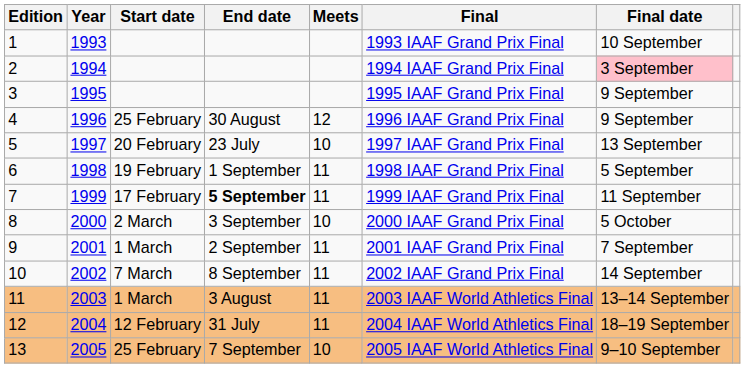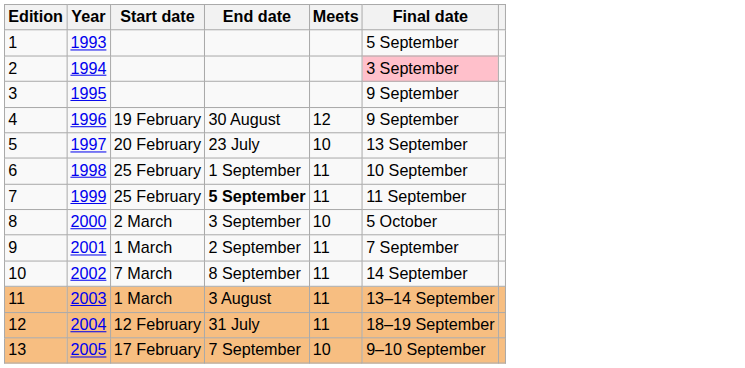- column: (480, 17)
(651, 42) 10 September -> (412, 42) 5 September
(157, 119) 25 February -> (157, 119) 19 February
(157, 171) 19 February -> (157, 171) 25 February
(647, 171) 5 September -> (417, 171) 10 September
(157, 196) 17 February -> (157, 196) 25 February
(157, 350) 25 February -> (157, 350) 17 February
